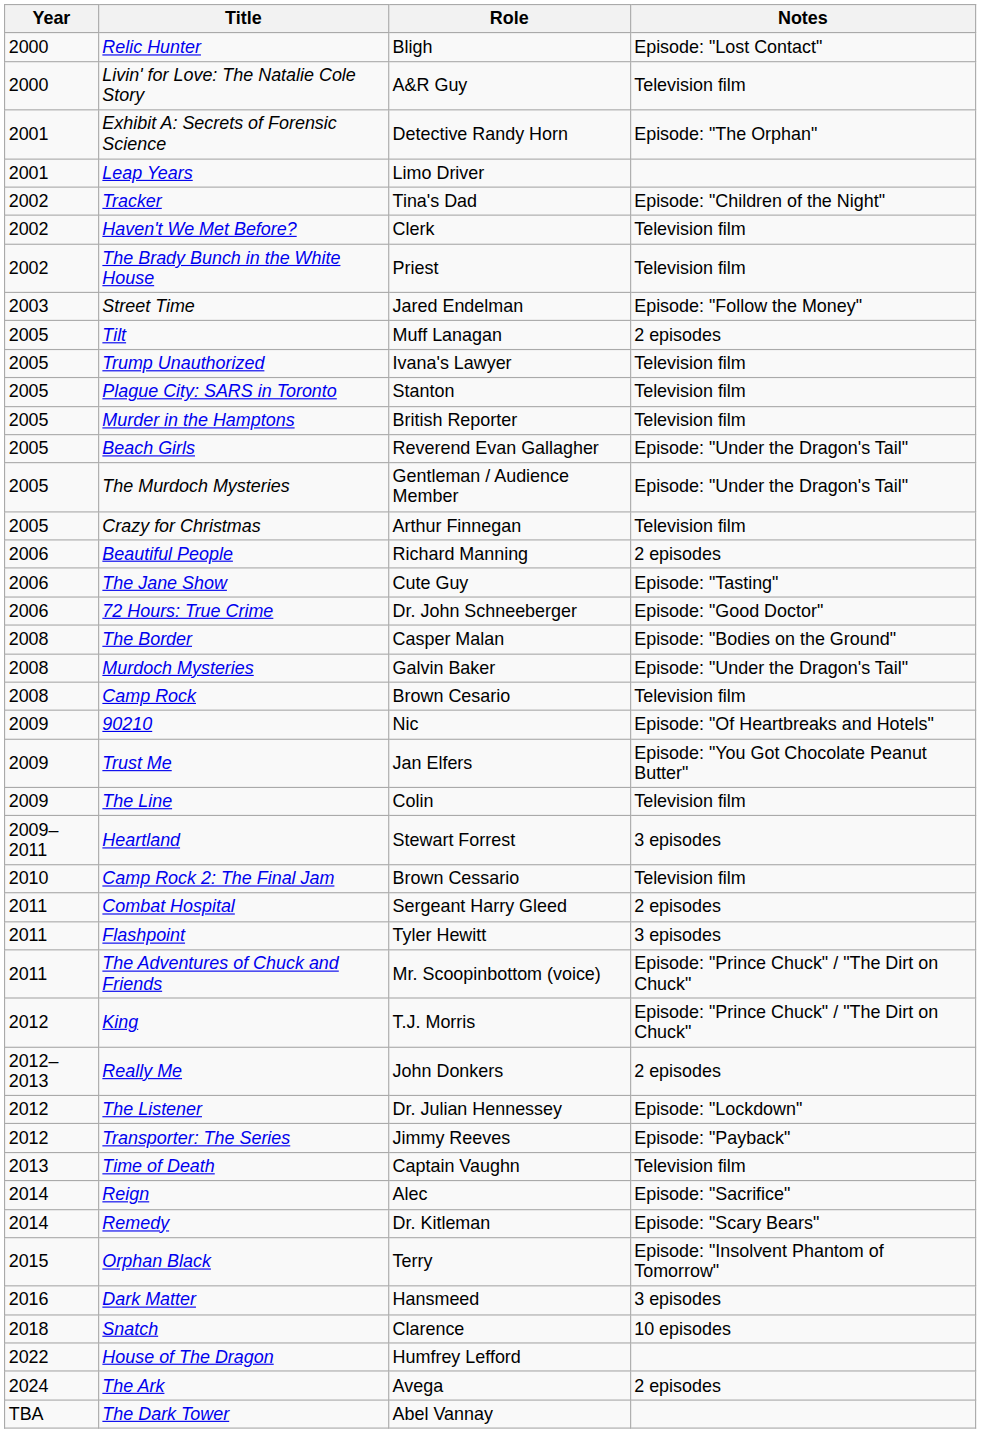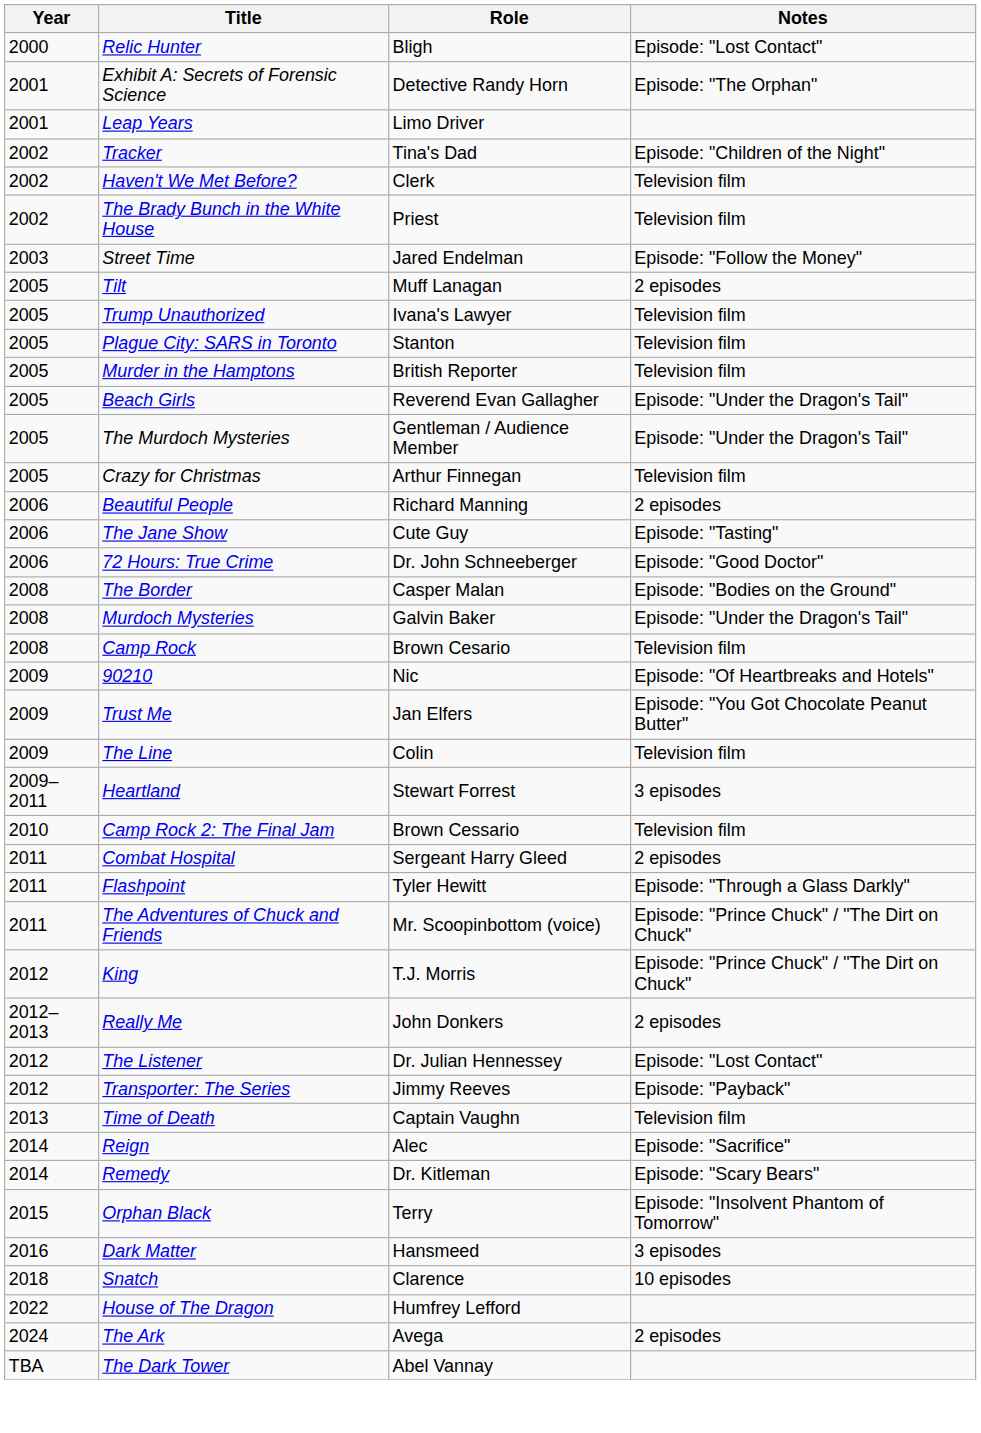- row: (229, 85)
(678, 935) 3 episodes -> (772, 886) Episode: "Through a Glass Darkly"
(718, 1109) Episode: "Lockdown" -> (728, 1061) Episode: "Lost Contact"
